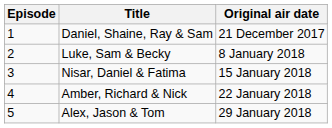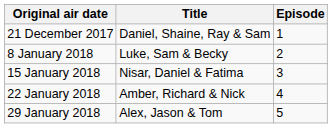columns swapped: (32, 14) <-> (272, 14)
